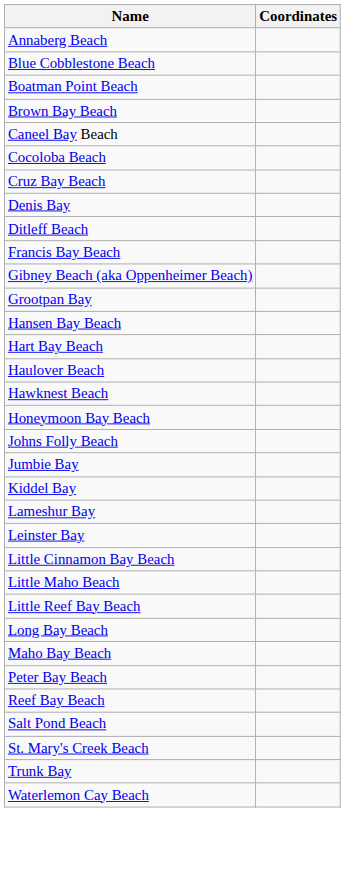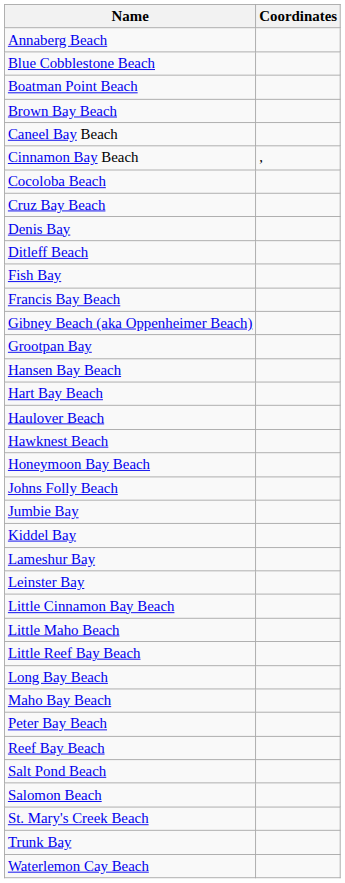+ row: (73, 157)
+ row: (35, 275)
+ row: (55, 795)
